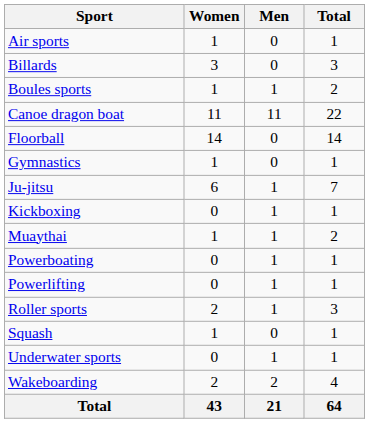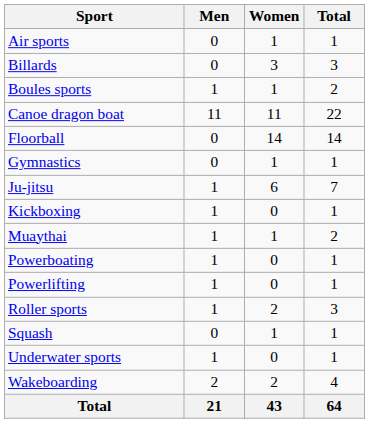columns swapped: (274, 16) <-> (214, 16)
